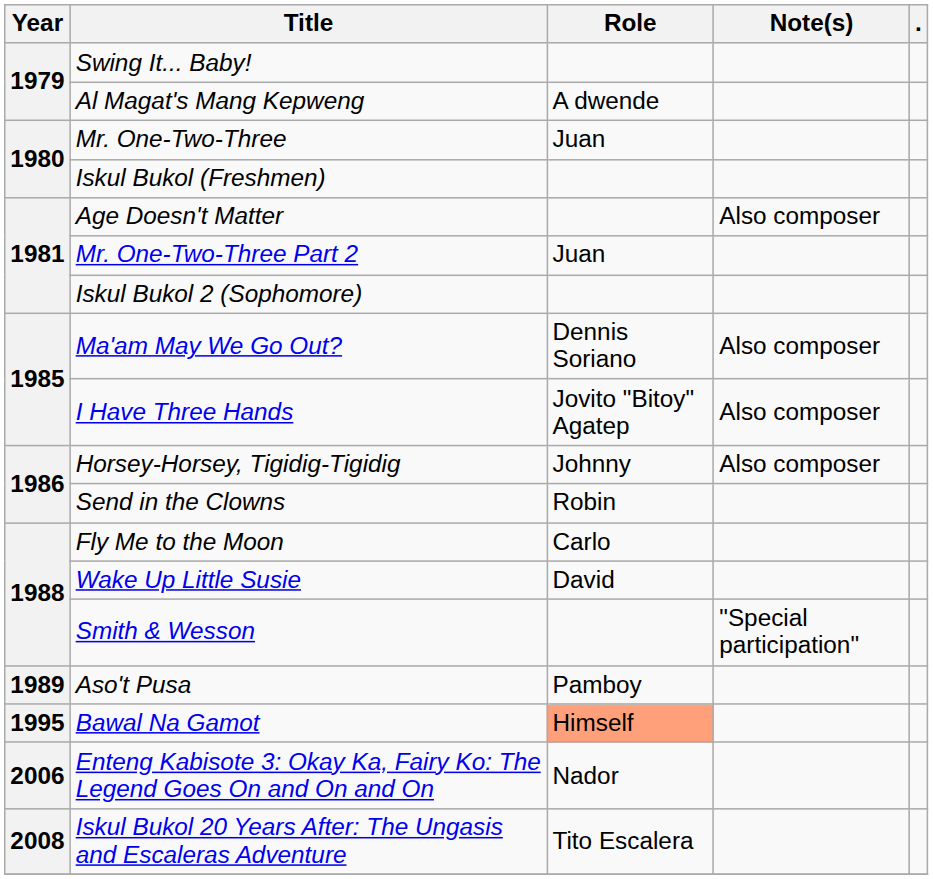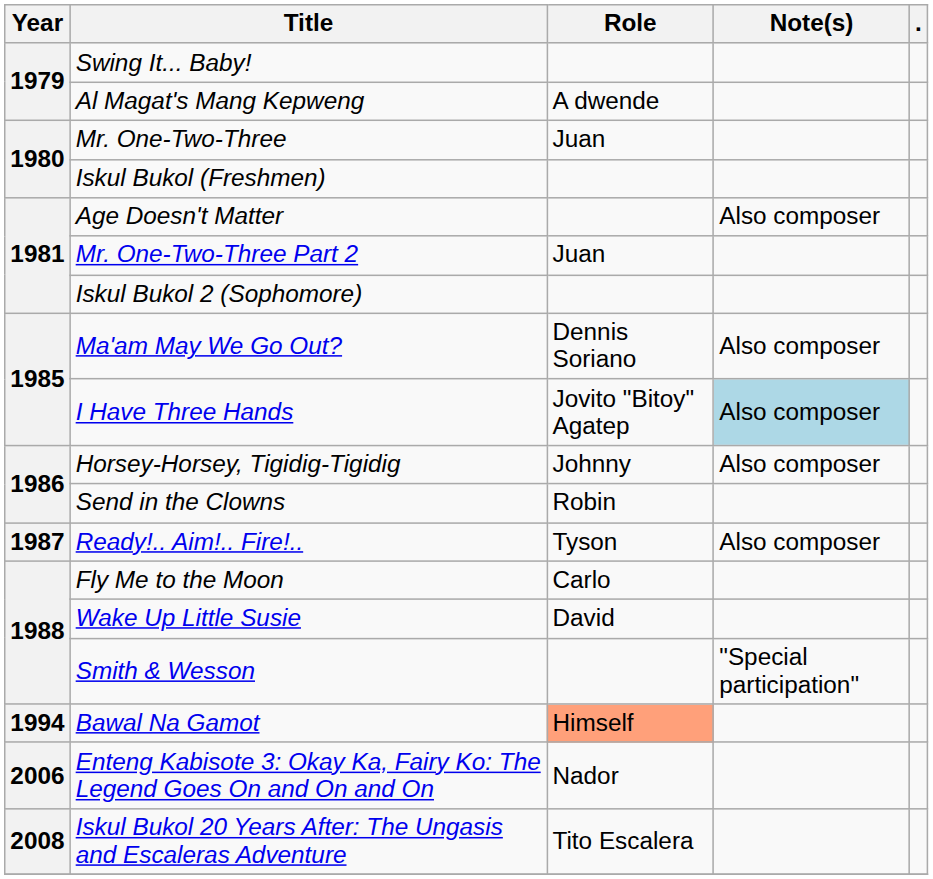(800, 411) no background -> (800, 411) lightblue background
+ row: (189, 541)
- row: (133, 684)
(37, 722) 1995 -> (37, 722) 1994
